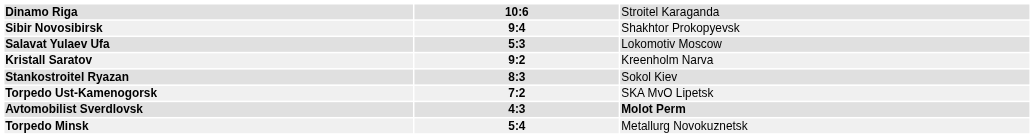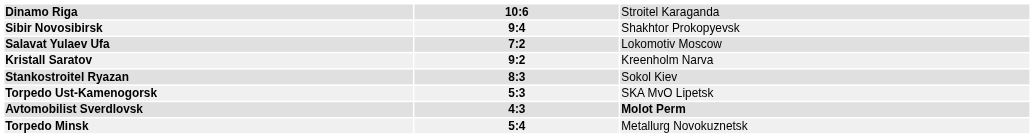(517, 44) 5:3 -> (517, 44) 7:2
(517, 93) 7:2 -> (517, 93) 5:3
